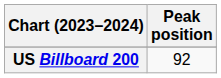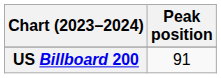(182, 60) 92 -> (182, 60) 91
